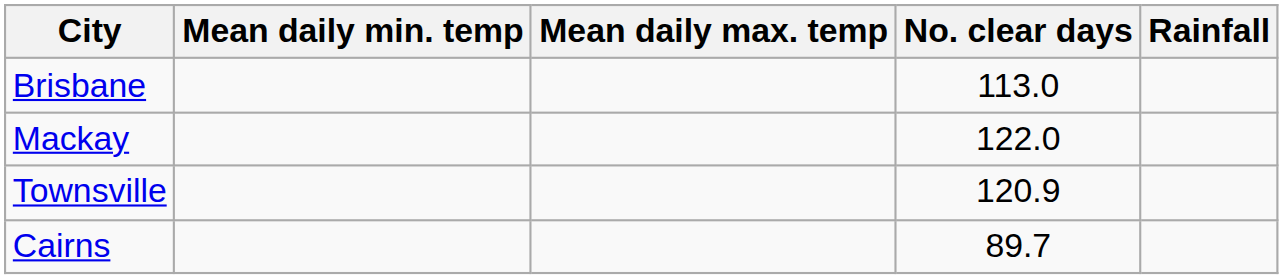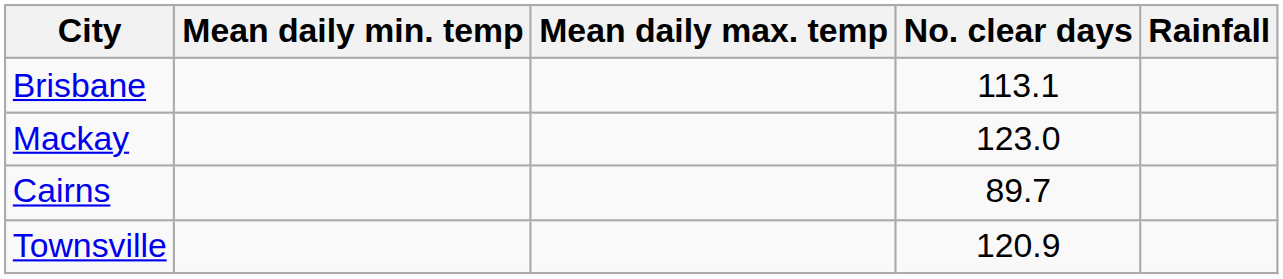(1018, 84) 113.0 -> (1018, 84) 113.1
(1018, 138) 122.0 -> (1018, 138) 123.0
rows swapped: (62, 245) <-> (90, 191)
